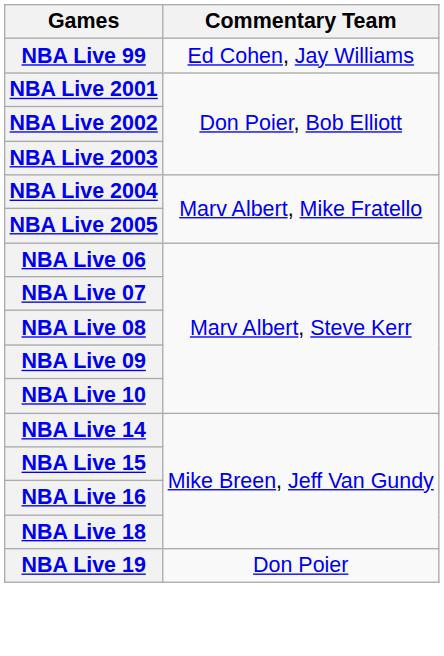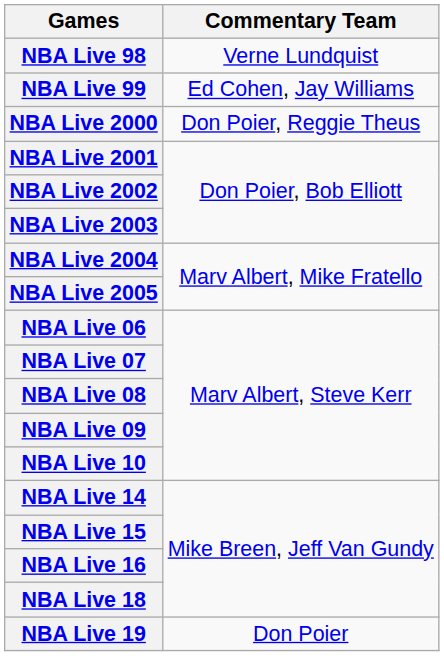+ row: (84, 55)
+ row: (84, 123)
